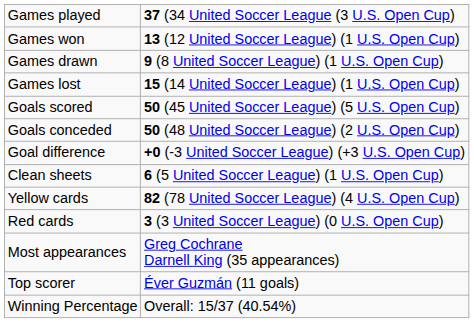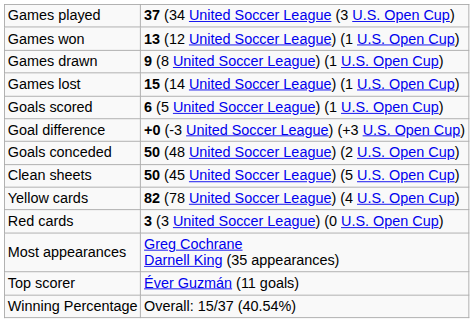(302, 107) 50 (45 United Soccer League) (5 U.S. Open Cup) -> (294, 107) 6 (5 United Soccer League) (1 U.S. Open Cup)
rows swapped: (60, 130) <-> (56, 152)
(294, 175) 6 (5 United Soccer League) (1 U.S. Open Cup) -> (302, 175) 50 (45 United Soccer League) (5 U.S. Open Cup)
